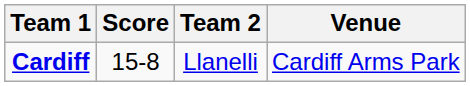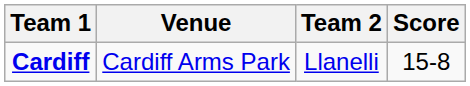columns swapped: (136, 23) <-> (366, 23)
